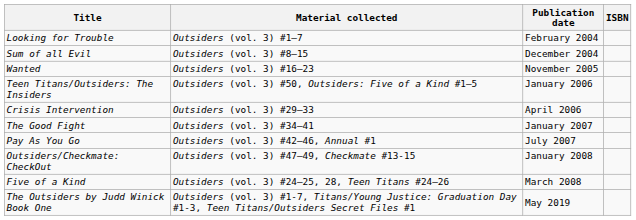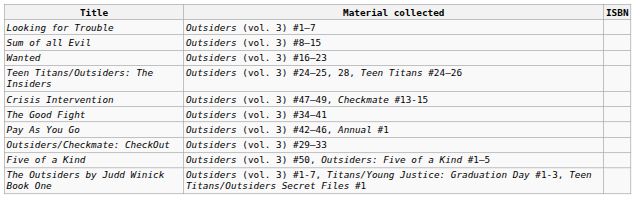- column: (563, 17)
(325, 84) Outsiders (vol. 3) #50, Outsiders: Five of a Kind #1–5 -> (324, 73) Outsiders (vol. 3) #24–25, 28, Teen Titans #24–26
(243, 110) Outsiders (vol. 3) #29–33 -> (307, 99) Outsiders (vol. 3) #47–49, Checkmate #13-15
(294, 156) Outsiders (vol. 3) #47–49, Checkmate #13-15 -> (256, 145) Outsiders (vol. 3) #29–33
(311, 182) Outsiders (vol. 3) #24–25, 28, Teen Titans #24–26 -> (338, 160) Outsiders (vol. 3) #50, Outsiders: Five of a Kind #1–5
